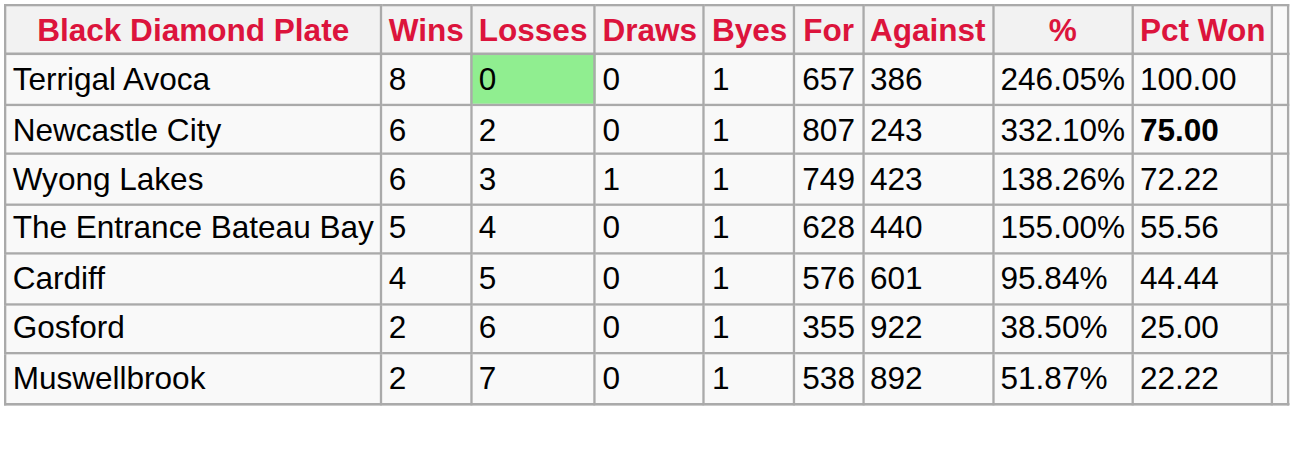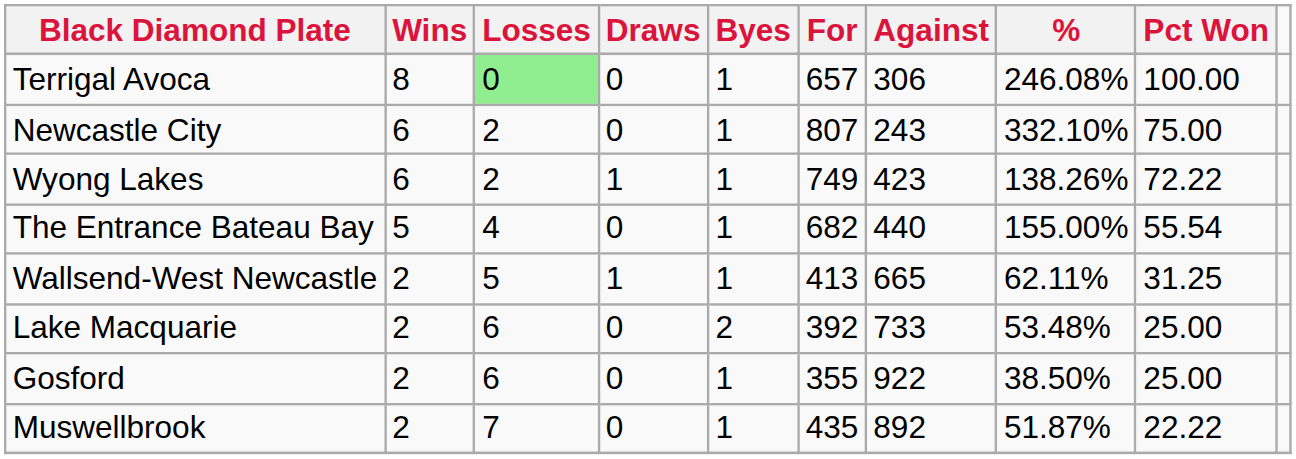(896, 79) 386 -> (900, 79) 306
(1063, 79) 246.05% -> (1066, 79) 246.08%
(1179, 129) bold -> (1183, 129) normal
(488, 179) 3 -> (491, 179) 2
(829, 229) 628 -> (832, 229) 682
(1179, 229) 55.56 -> (1183, 229) 55.54
- row: (59, 278)
+ row: (195, 278)
+ row: (125, 328)
(829, 378) 538 -> (832, 428) 435
